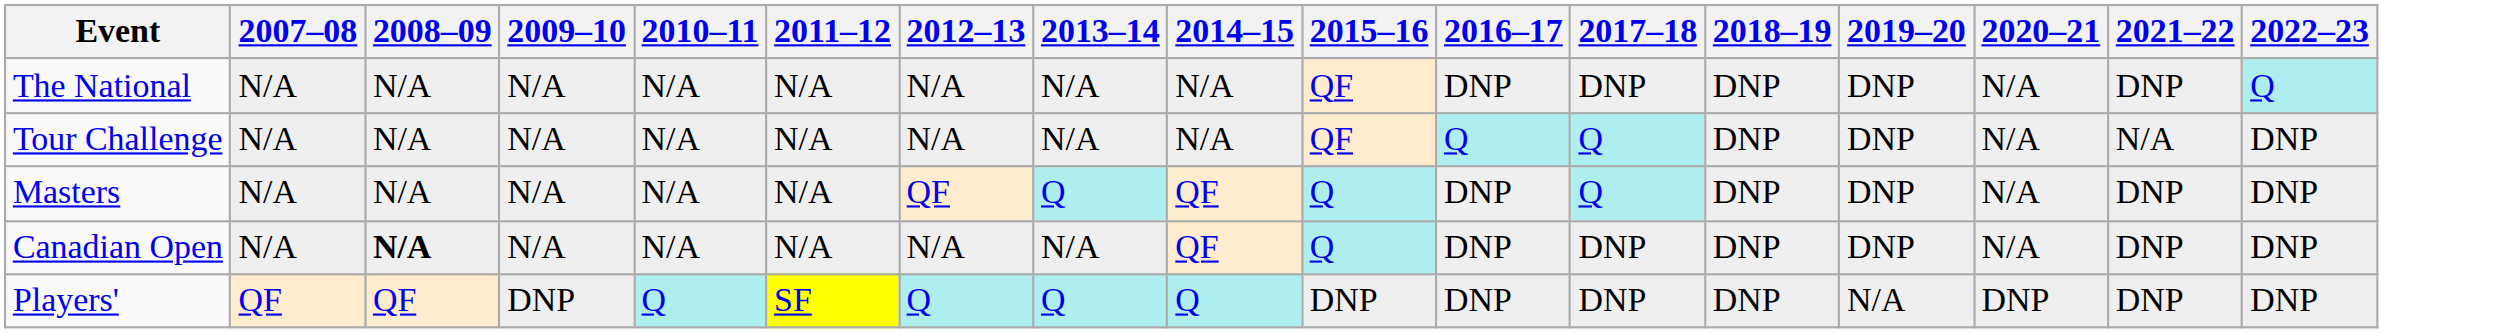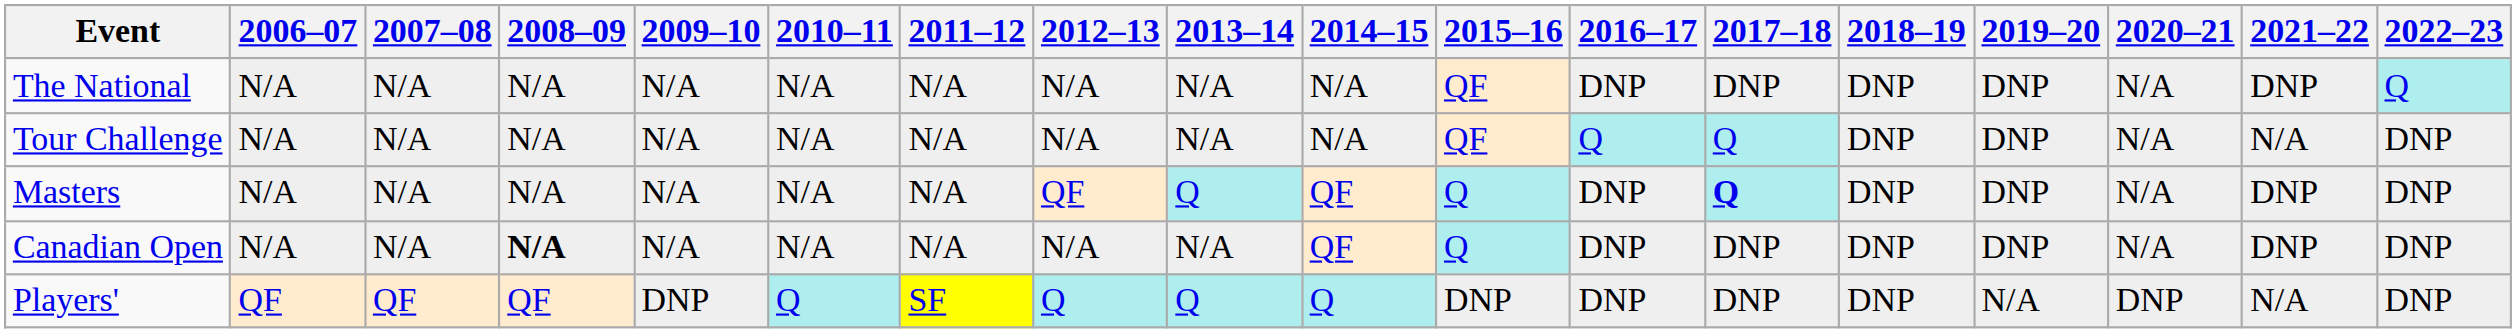+ column: (298, 31)
(1591, 192) normal -> (1726, 192) bold
(2150, 300) DNP -> (2279, 300) N/A
